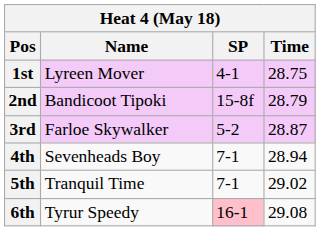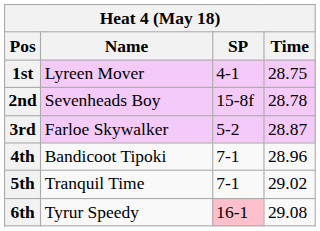(106, 101) Bandicoot Tipoki -> (103, 101) Sevenheads Boy
(288, 101) 28.79 -> (288, 101) 28.78
(103, 156) Sevenheads Boy -> (106, 156) Bandicoot Tipoki
(288, 156) 28.94 -> (288, 156) 28.96
